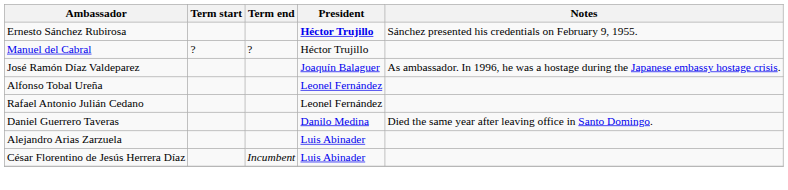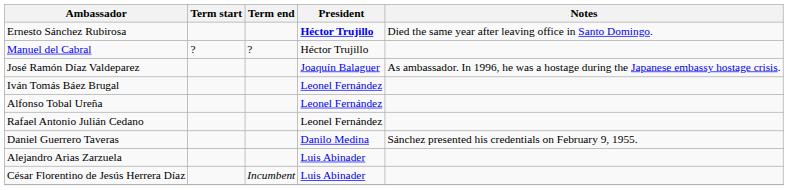(513, 31) Sánchez presented his credentials on February 9, 1955. -> (520, 31) Died the same year after leaving office in Santo Domingo.
+ row: (63, 85)
(520, 121) Died the same year after leaving office in Santo Domingo. -> (513, 139) Sánchez presented his credentials on February 9, 1955.
